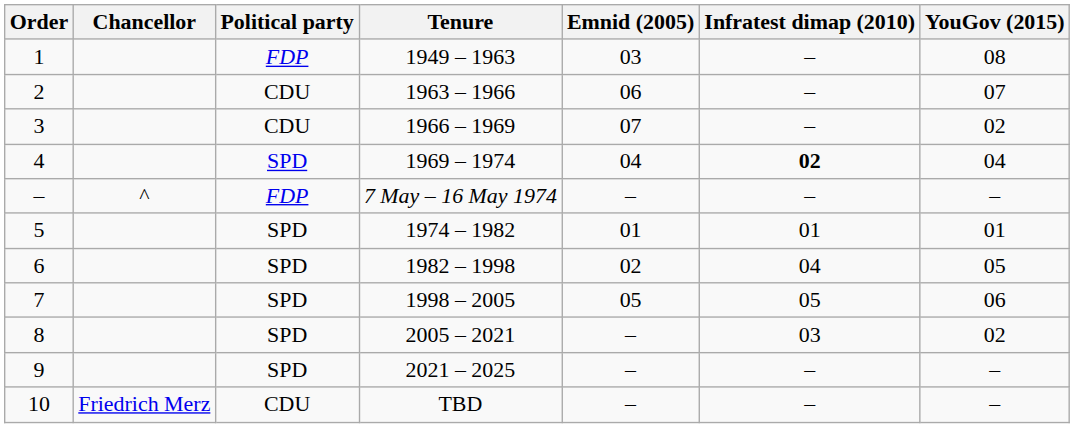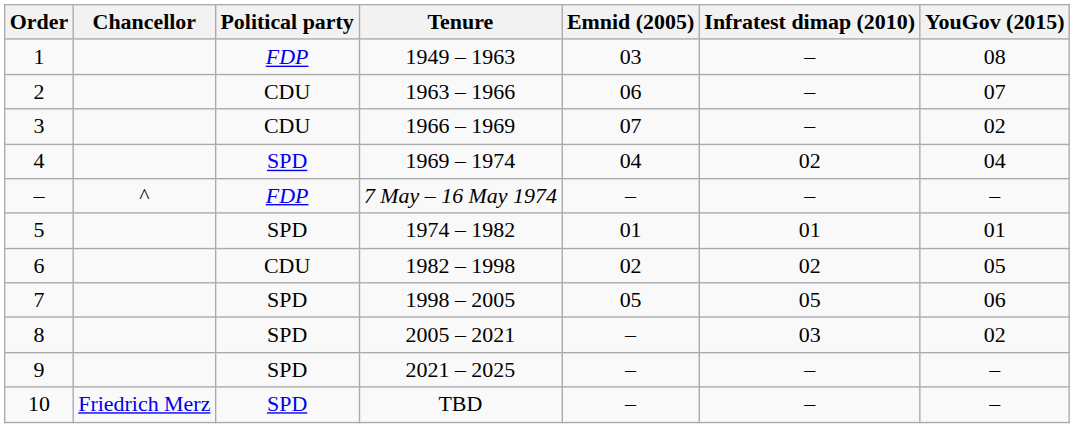(810, 160) bold -> (810, 160) normal
(287, 265) SPD -> (287, 265) CDU
(810, 265) 04 -> (810, 265) 02
(287, 404) CDU -> (287, 404) SPD
